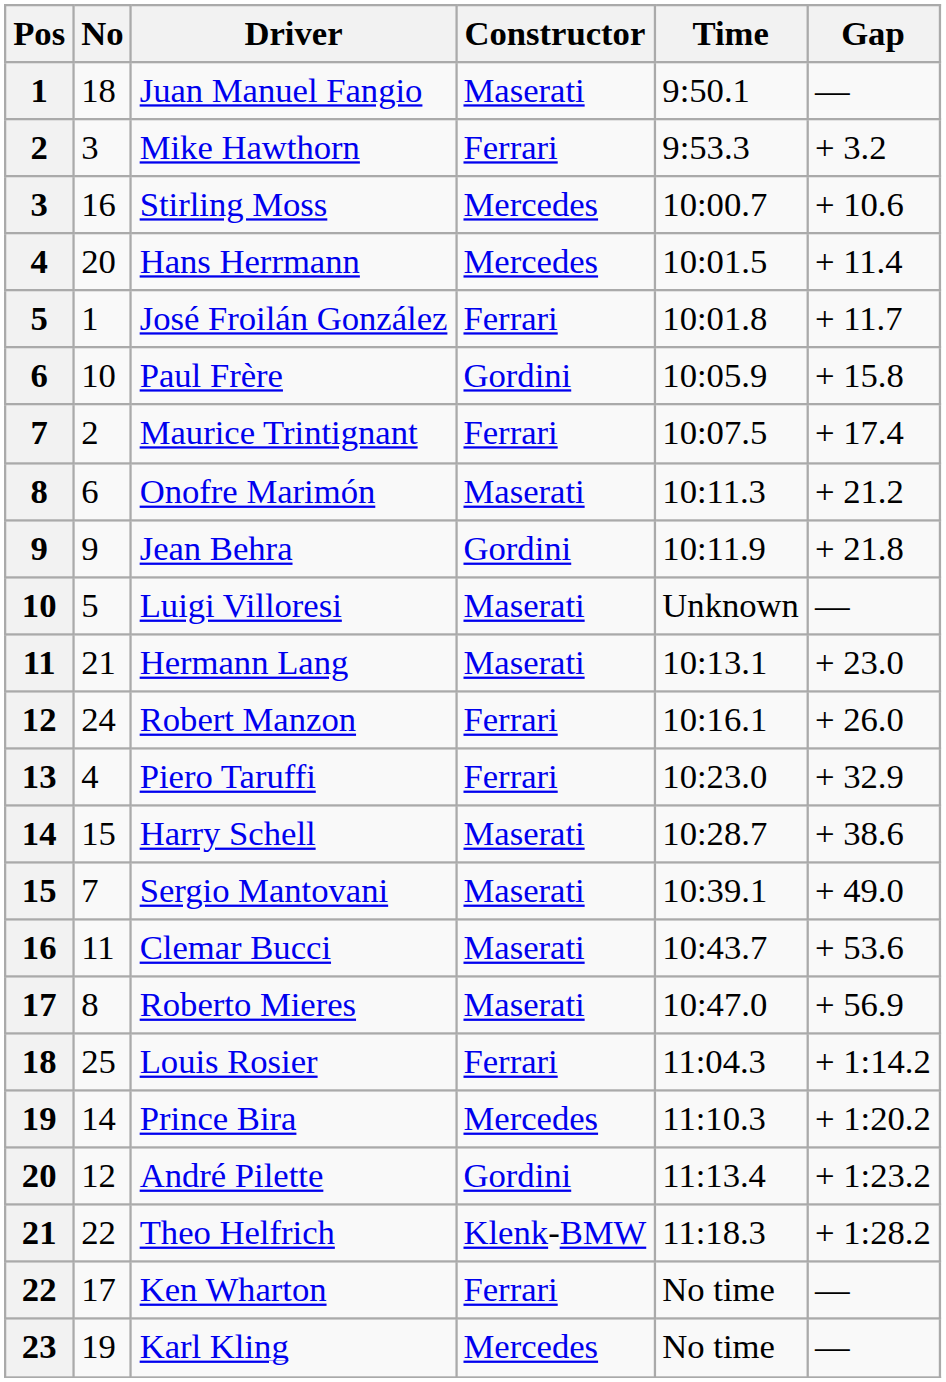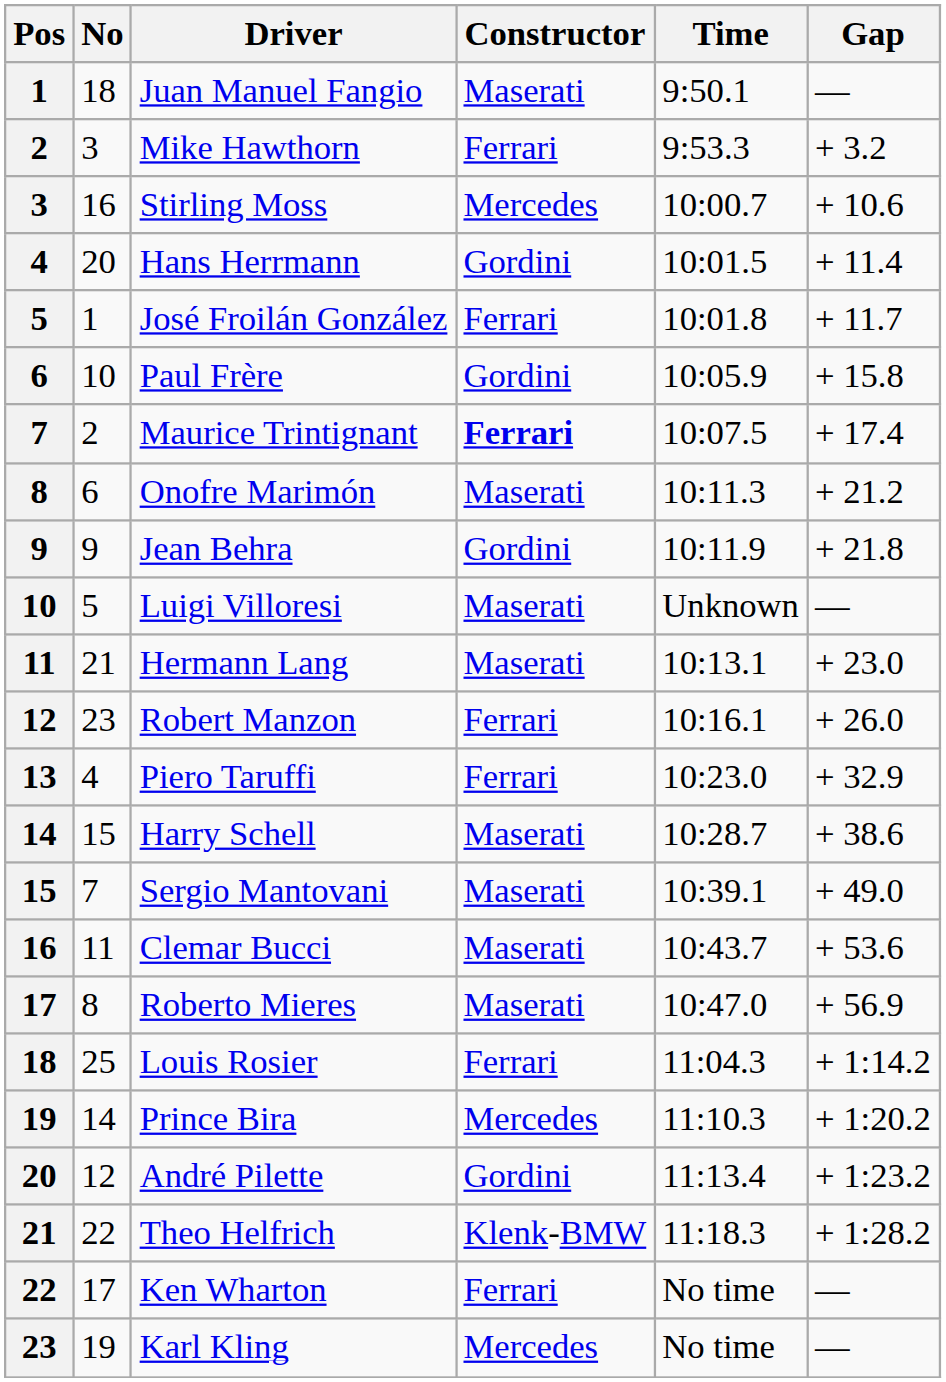(531, 261) Mercedes -> (517, 261) Gordini
(511, 433) normal -> (518, 433) bold
(99, 718) 24 -> (99, 718) 23
